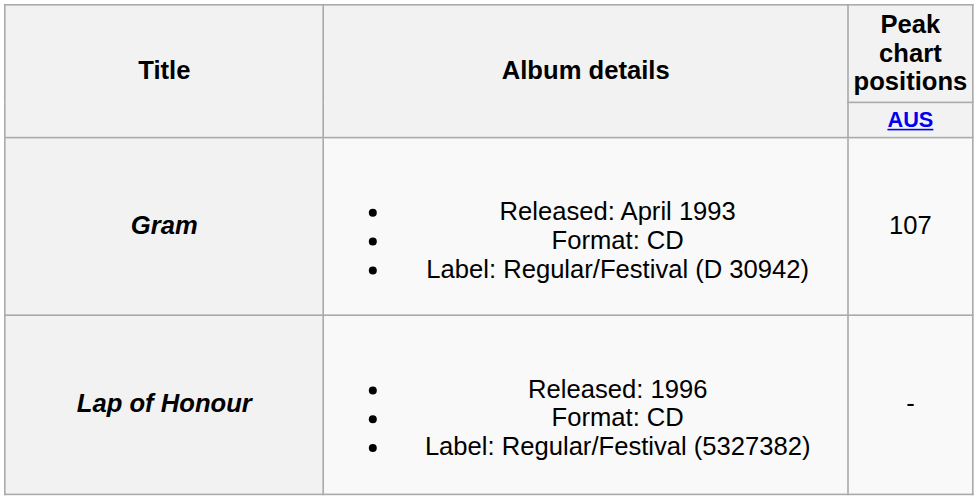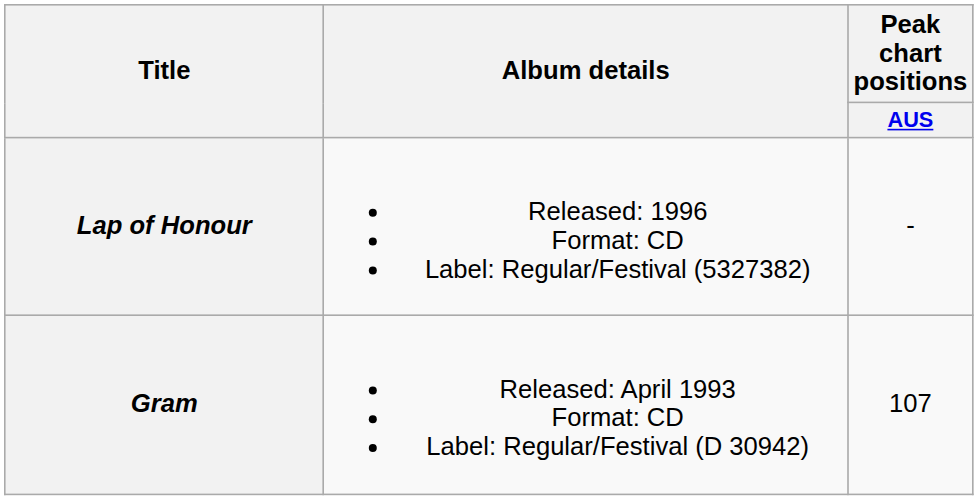rows swapped: (164, 226) <-> (164, 404)
